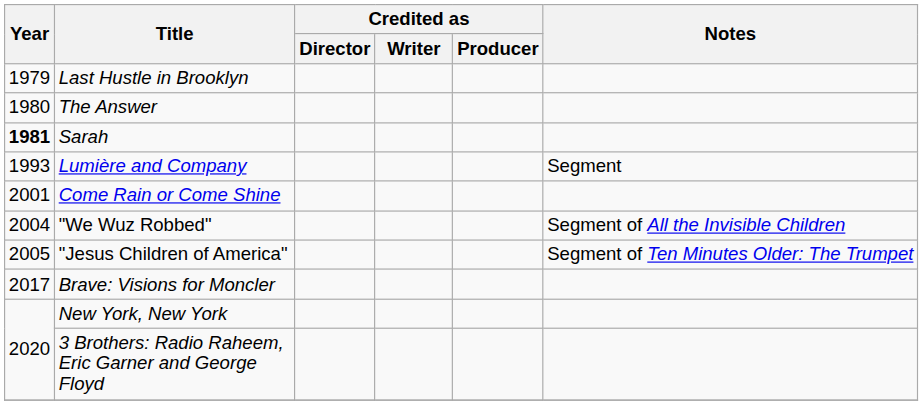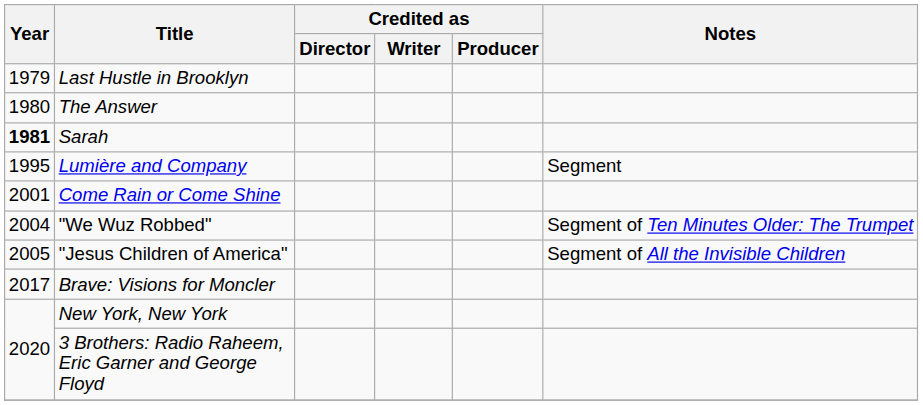(30, 166) 1993 -> (30, 166) 1995
(696, 225) Segment of All the Invisible Children -> (730, 225) Segment of Ten Minutes Older: The Trumpet
(730, 254) Segment of Ten Minutes Older: The Trumpet -> (696, 254) Segment of All the Invisible Children
